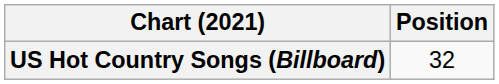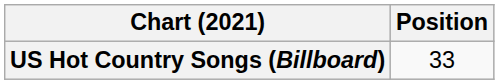(442, 60) 32 -> (442, 60) 33
